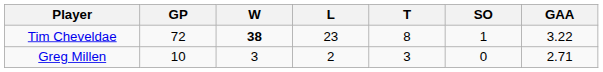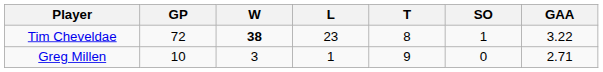(331, 57) 2 -> (331, 57) 1
(407, 57) 3 -> (407, 57) 9
